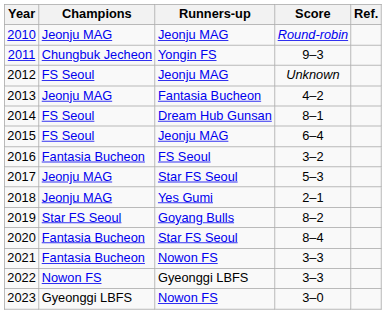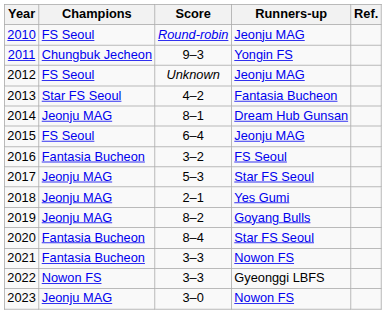columns swapped: (313, 14) <-> (215, 14)
(77, 34) Jeonju MAG -> (68, 34) FS Seoul
(77, 95) Jeonju MAG -> (82, 95) Star FS Seoul
(68, 116) FS Seoul -> (77, 116) Jeonju MAG
(82, 217) Star FS Seoul -> (77, 217) Jeonju MAG
(87, 298) Gyeonggi LBFS -> (77, 298) Jeonju MAG
